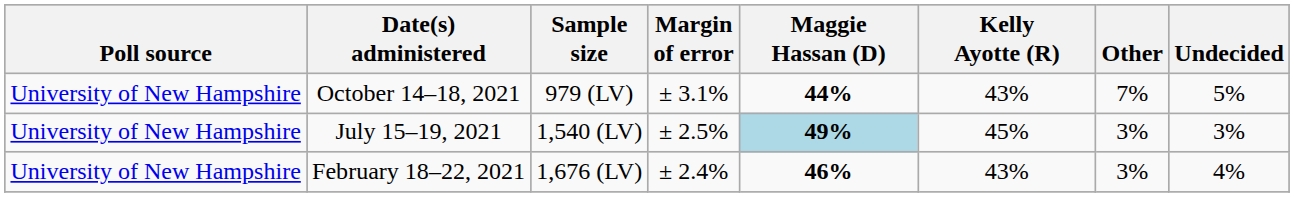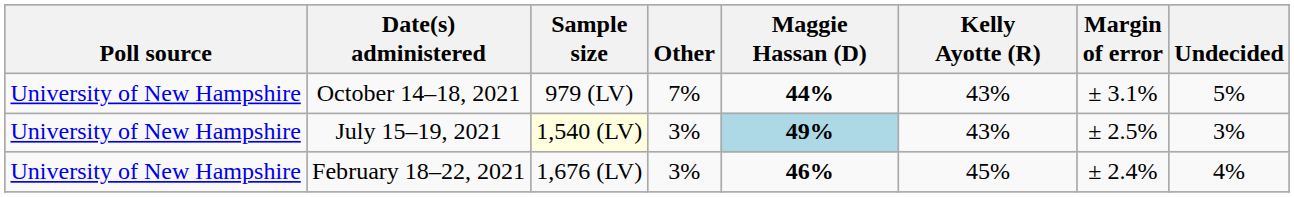columns swapped: (694, 38) <-> (1132, 53)
(589, 132) no background -> (589, 132) lightyellow background
(1007, 132) 45% -> (988, 132) 43%
(1007, 172) 43% -> (988, 172) 45%
